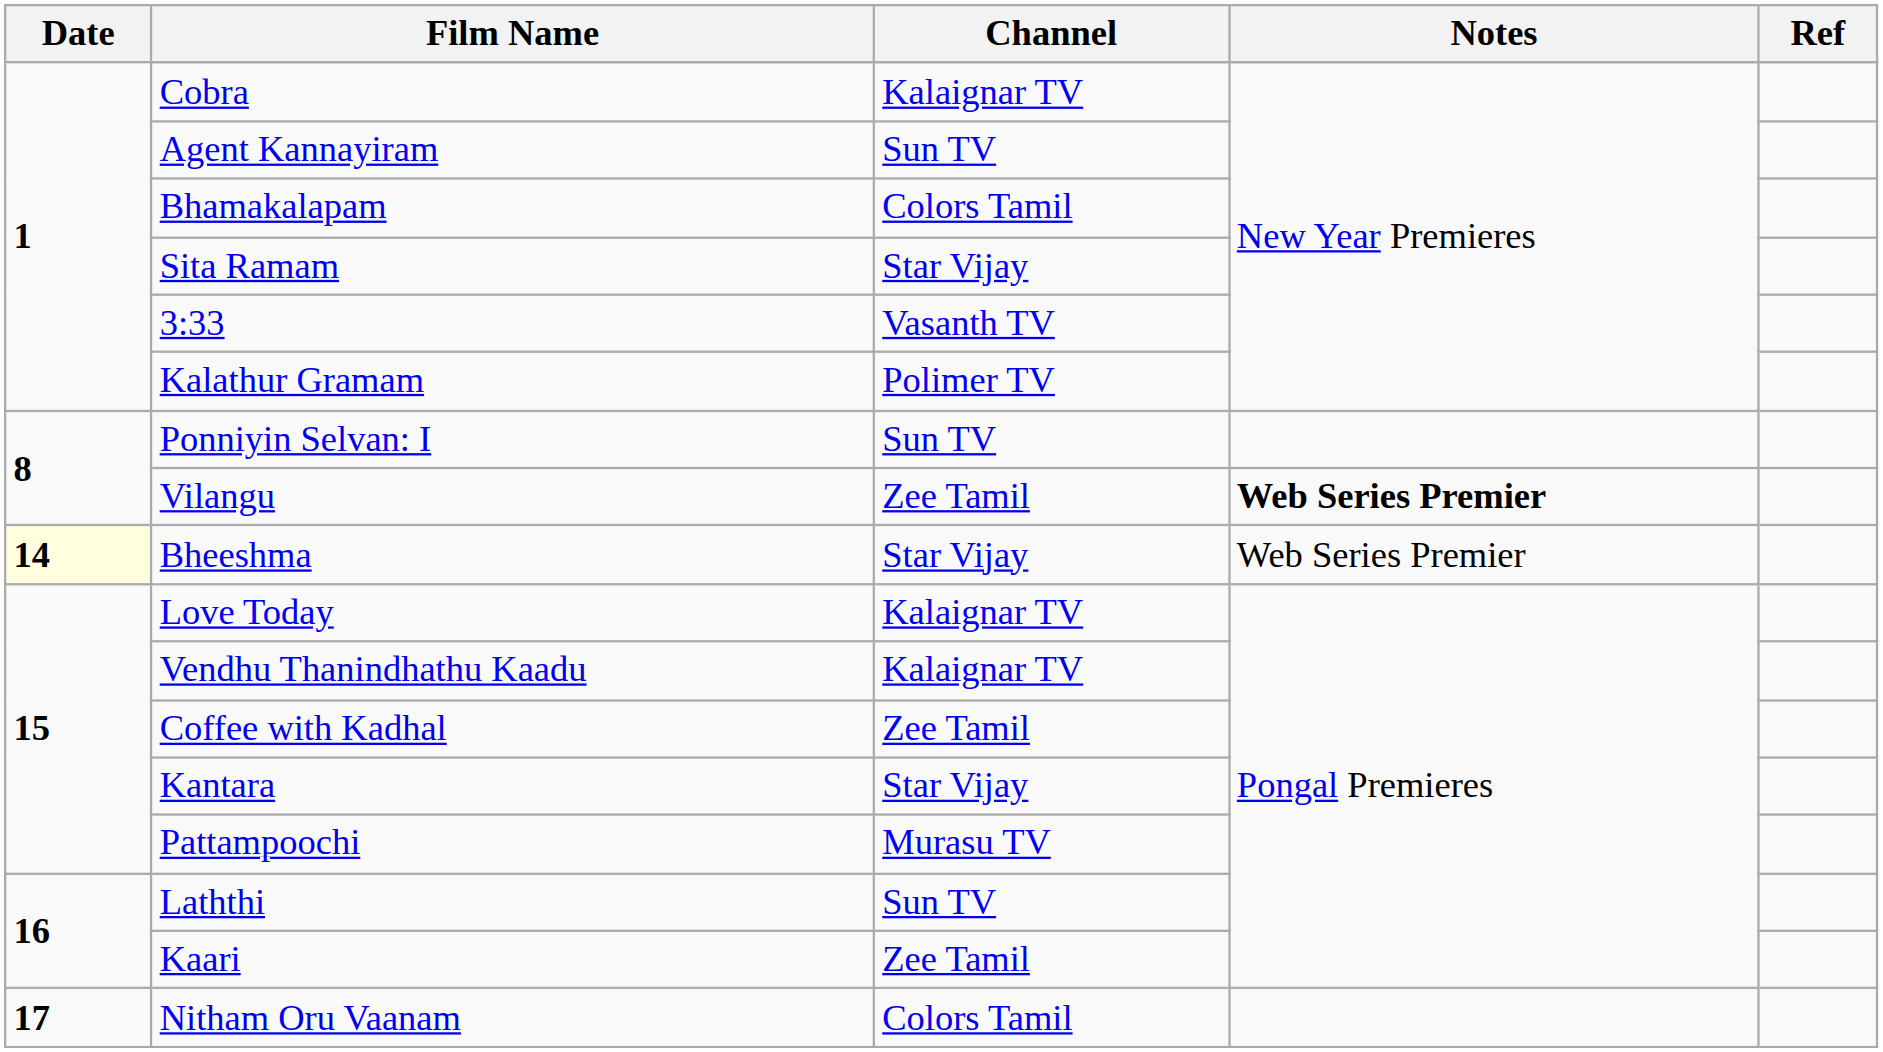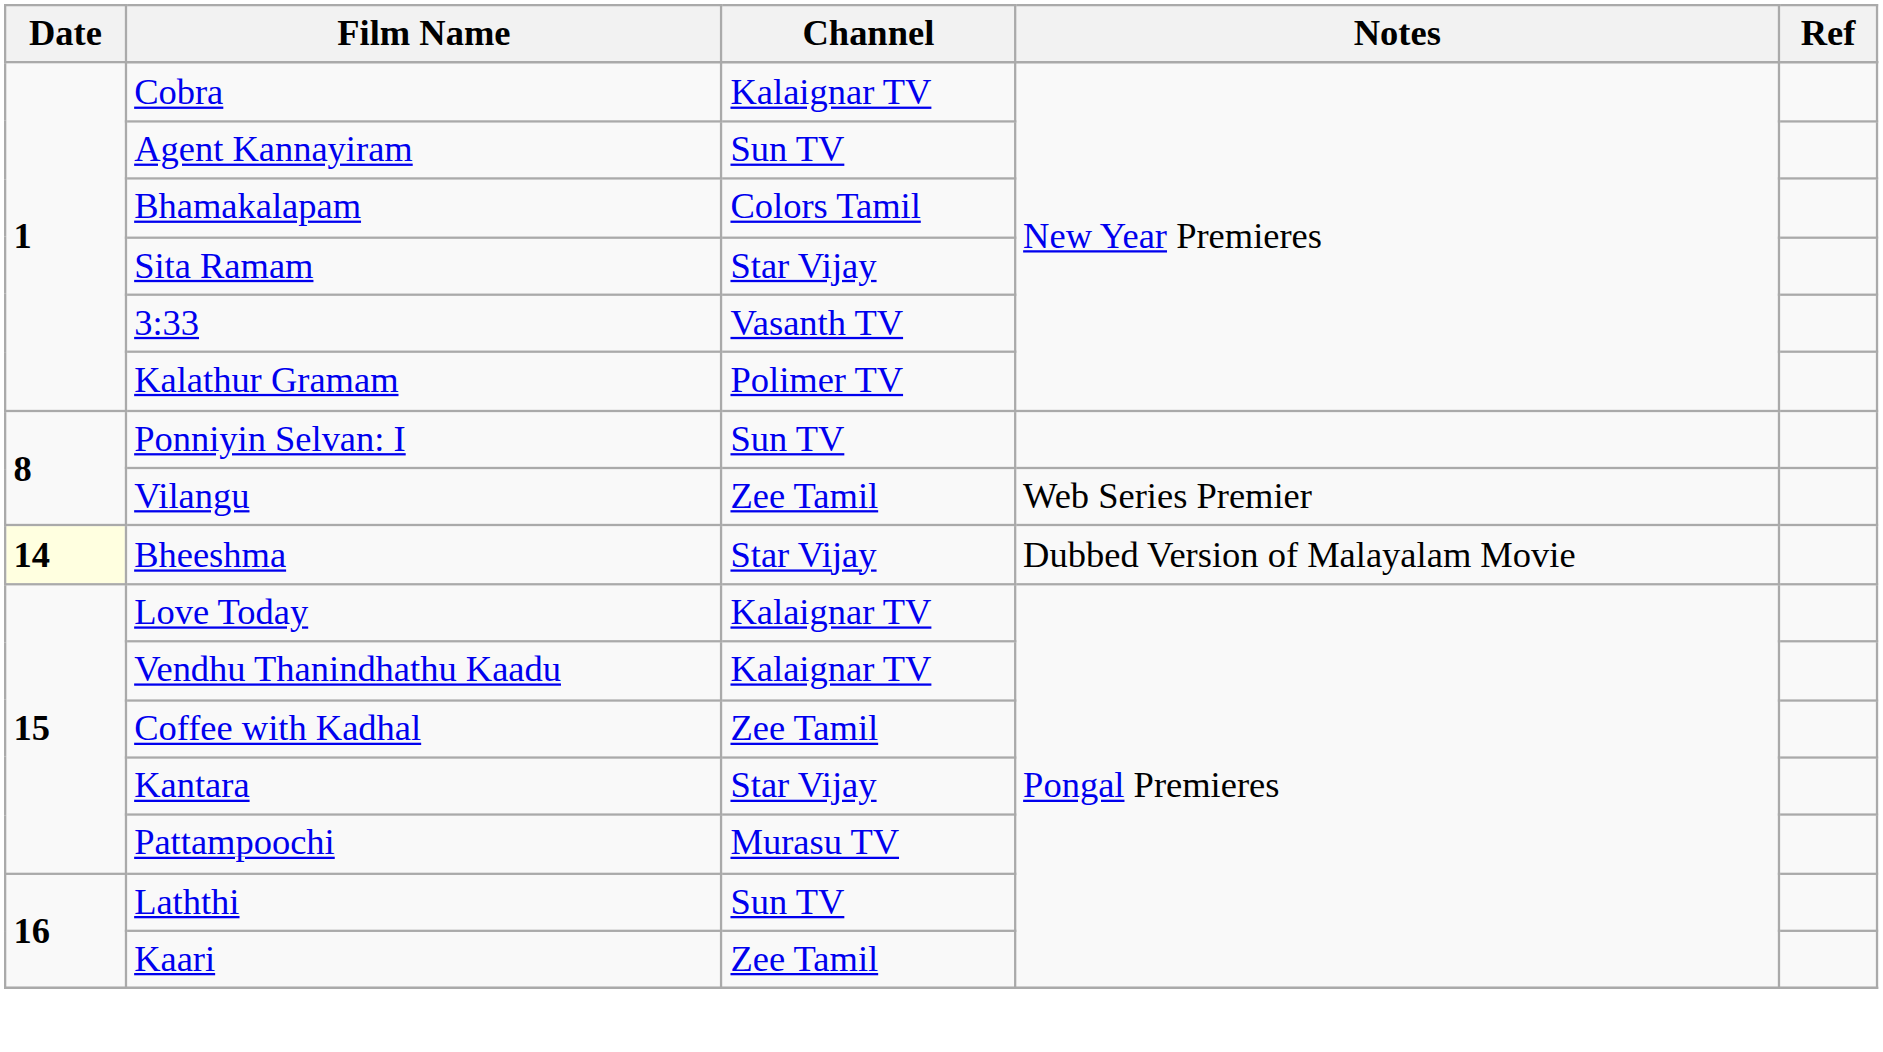(1392, 496) bold -> (1168, 496) normal
(1381, 554) Web Series Premier -> (1299, 554) Dubbed Version of Malayalam Movie
- row: (310, 1016)
